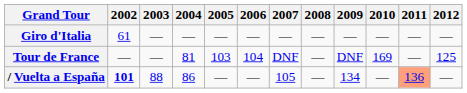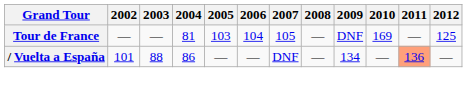- row: (56, 35)
(285, 56) DNF -> (285, 35) 105
(124, 77) bold -> (124, 56) normal
(285, 77) 105 -> (285, 56) DNF
